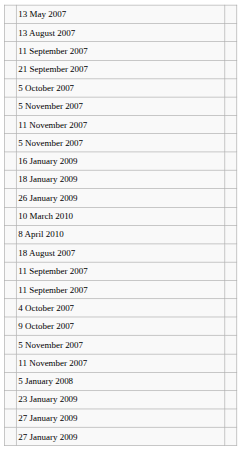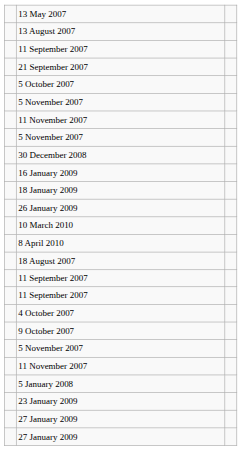+ row: (10, 155)
